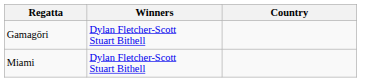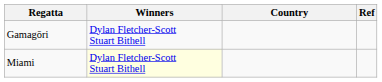+ column: (367, 12)
(133, 63) no background -> (133, 63) lightyellow background
